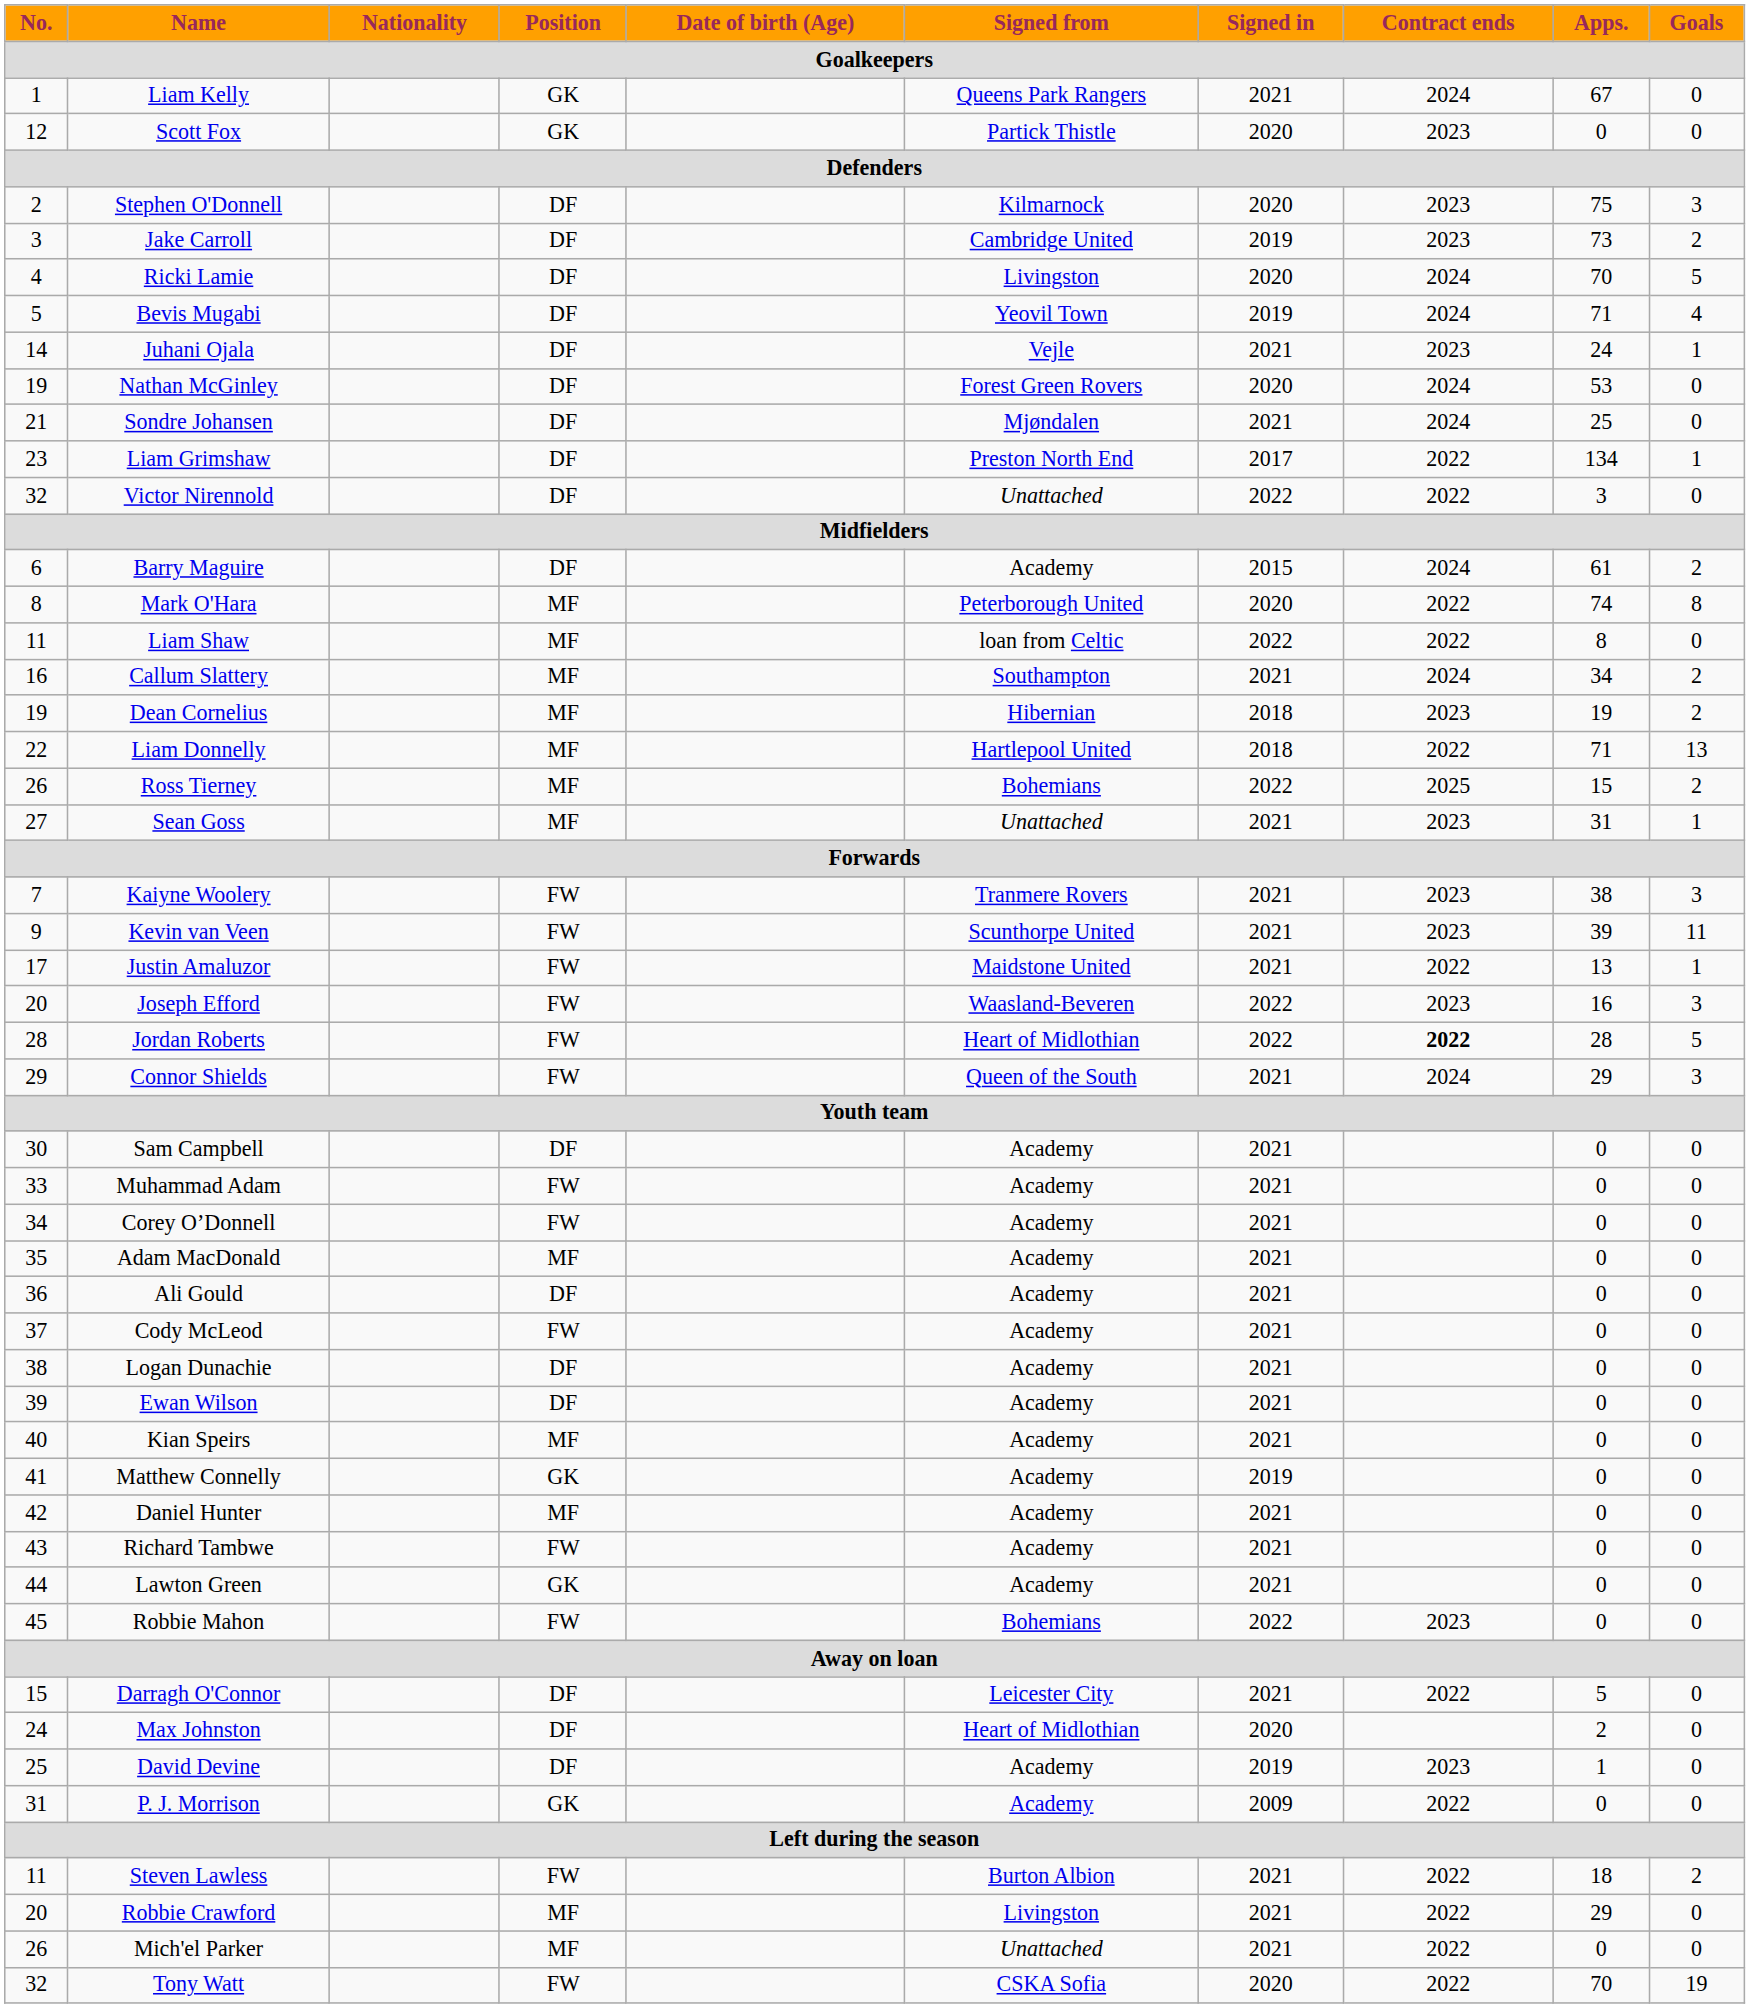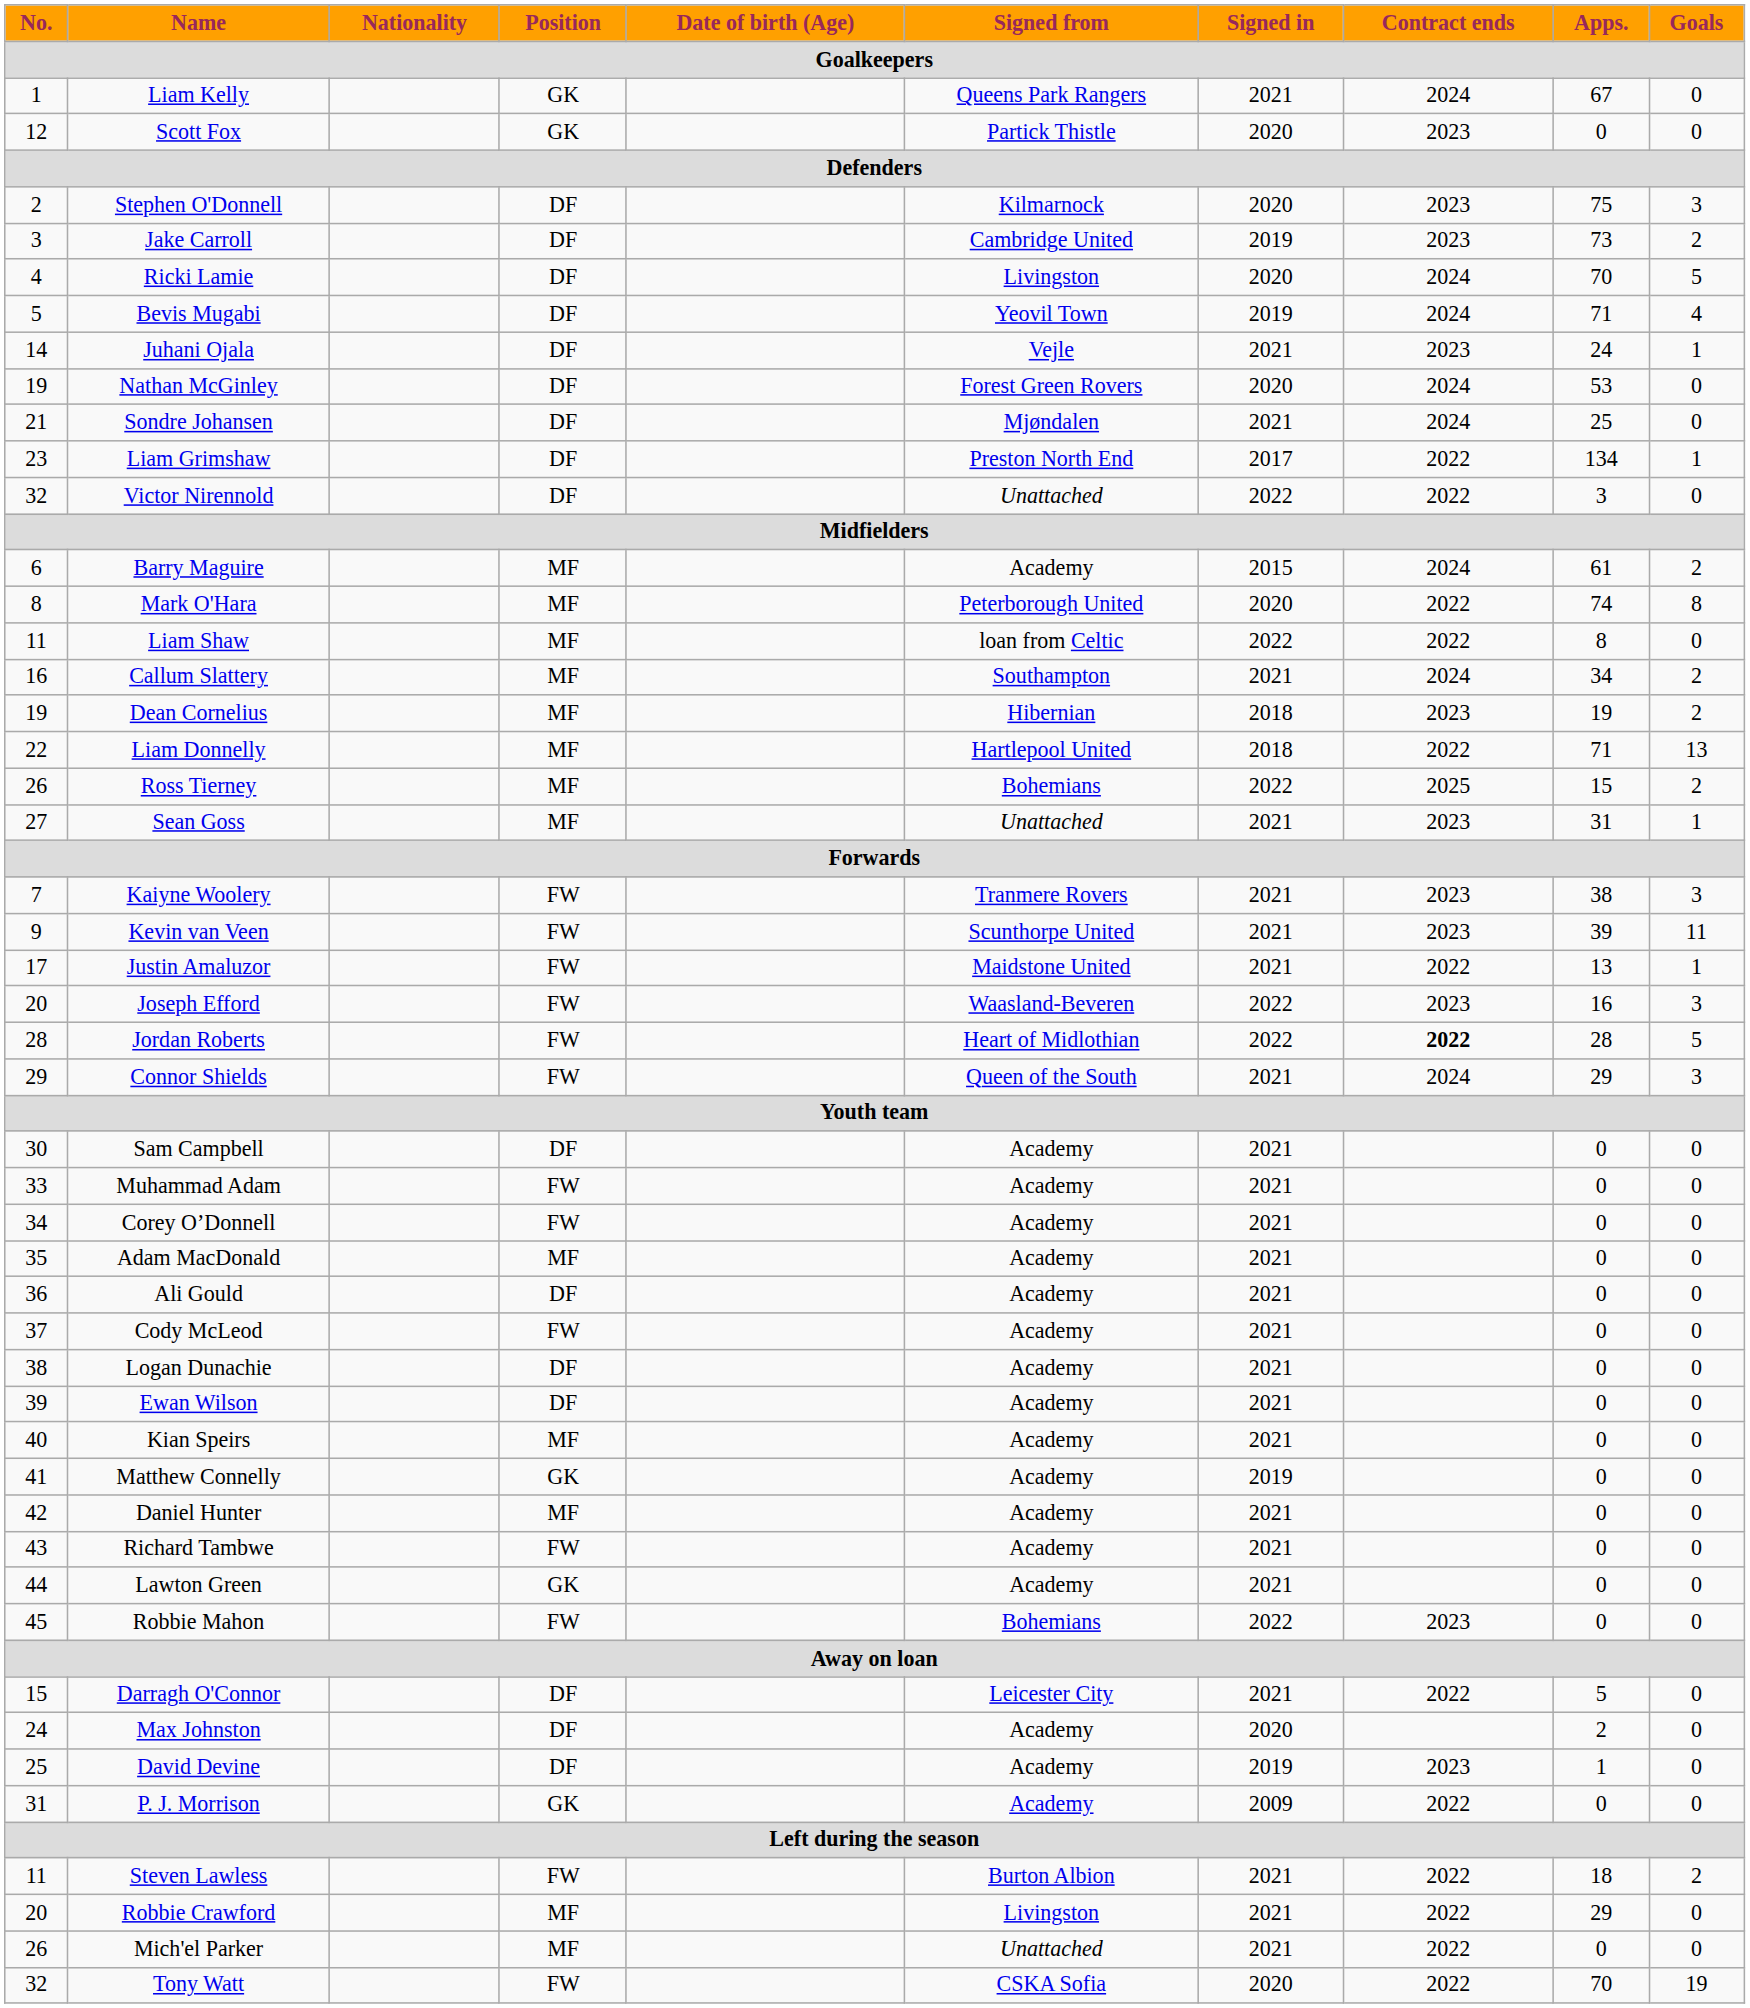(563, 568) DF -> (563, 568) MF
(1051, 1730) Heart of Midlothian -> (1051, 1730) Academy
